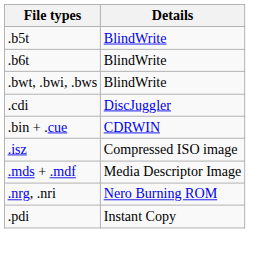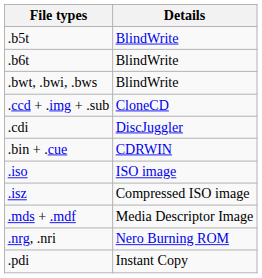+ row: (58, 104)
+ row: (18, 171)
